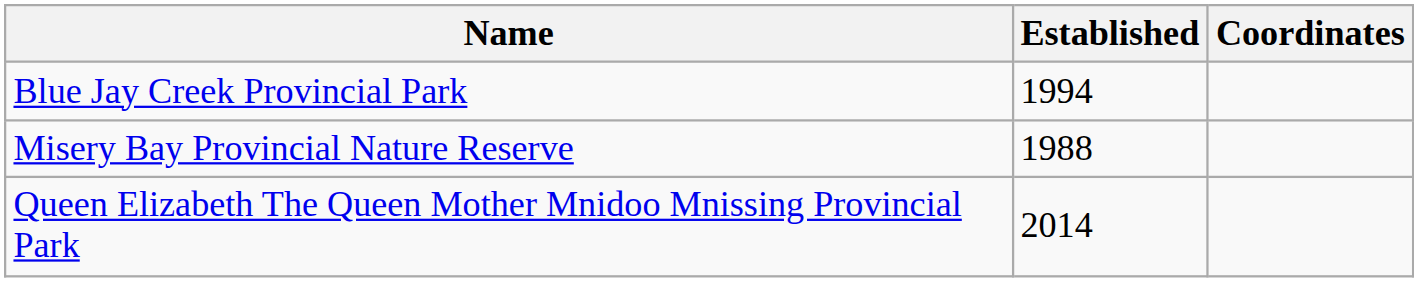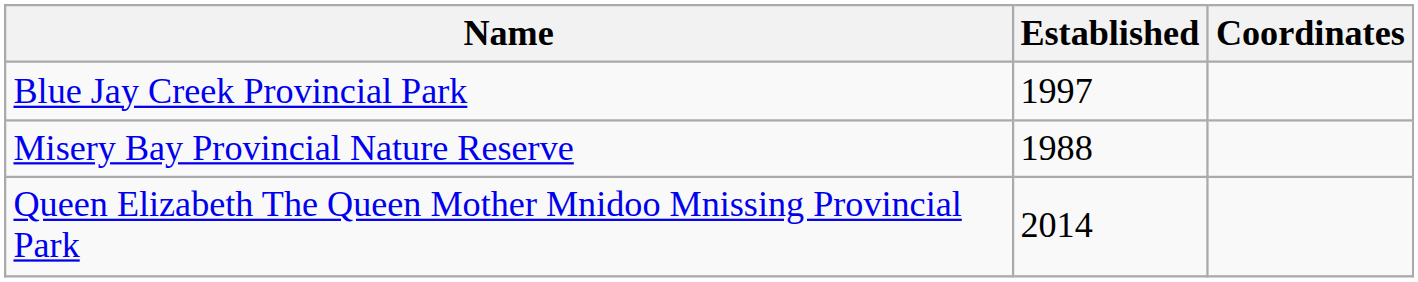(1057, 90) 1994 -> (1057, 90) 1997
